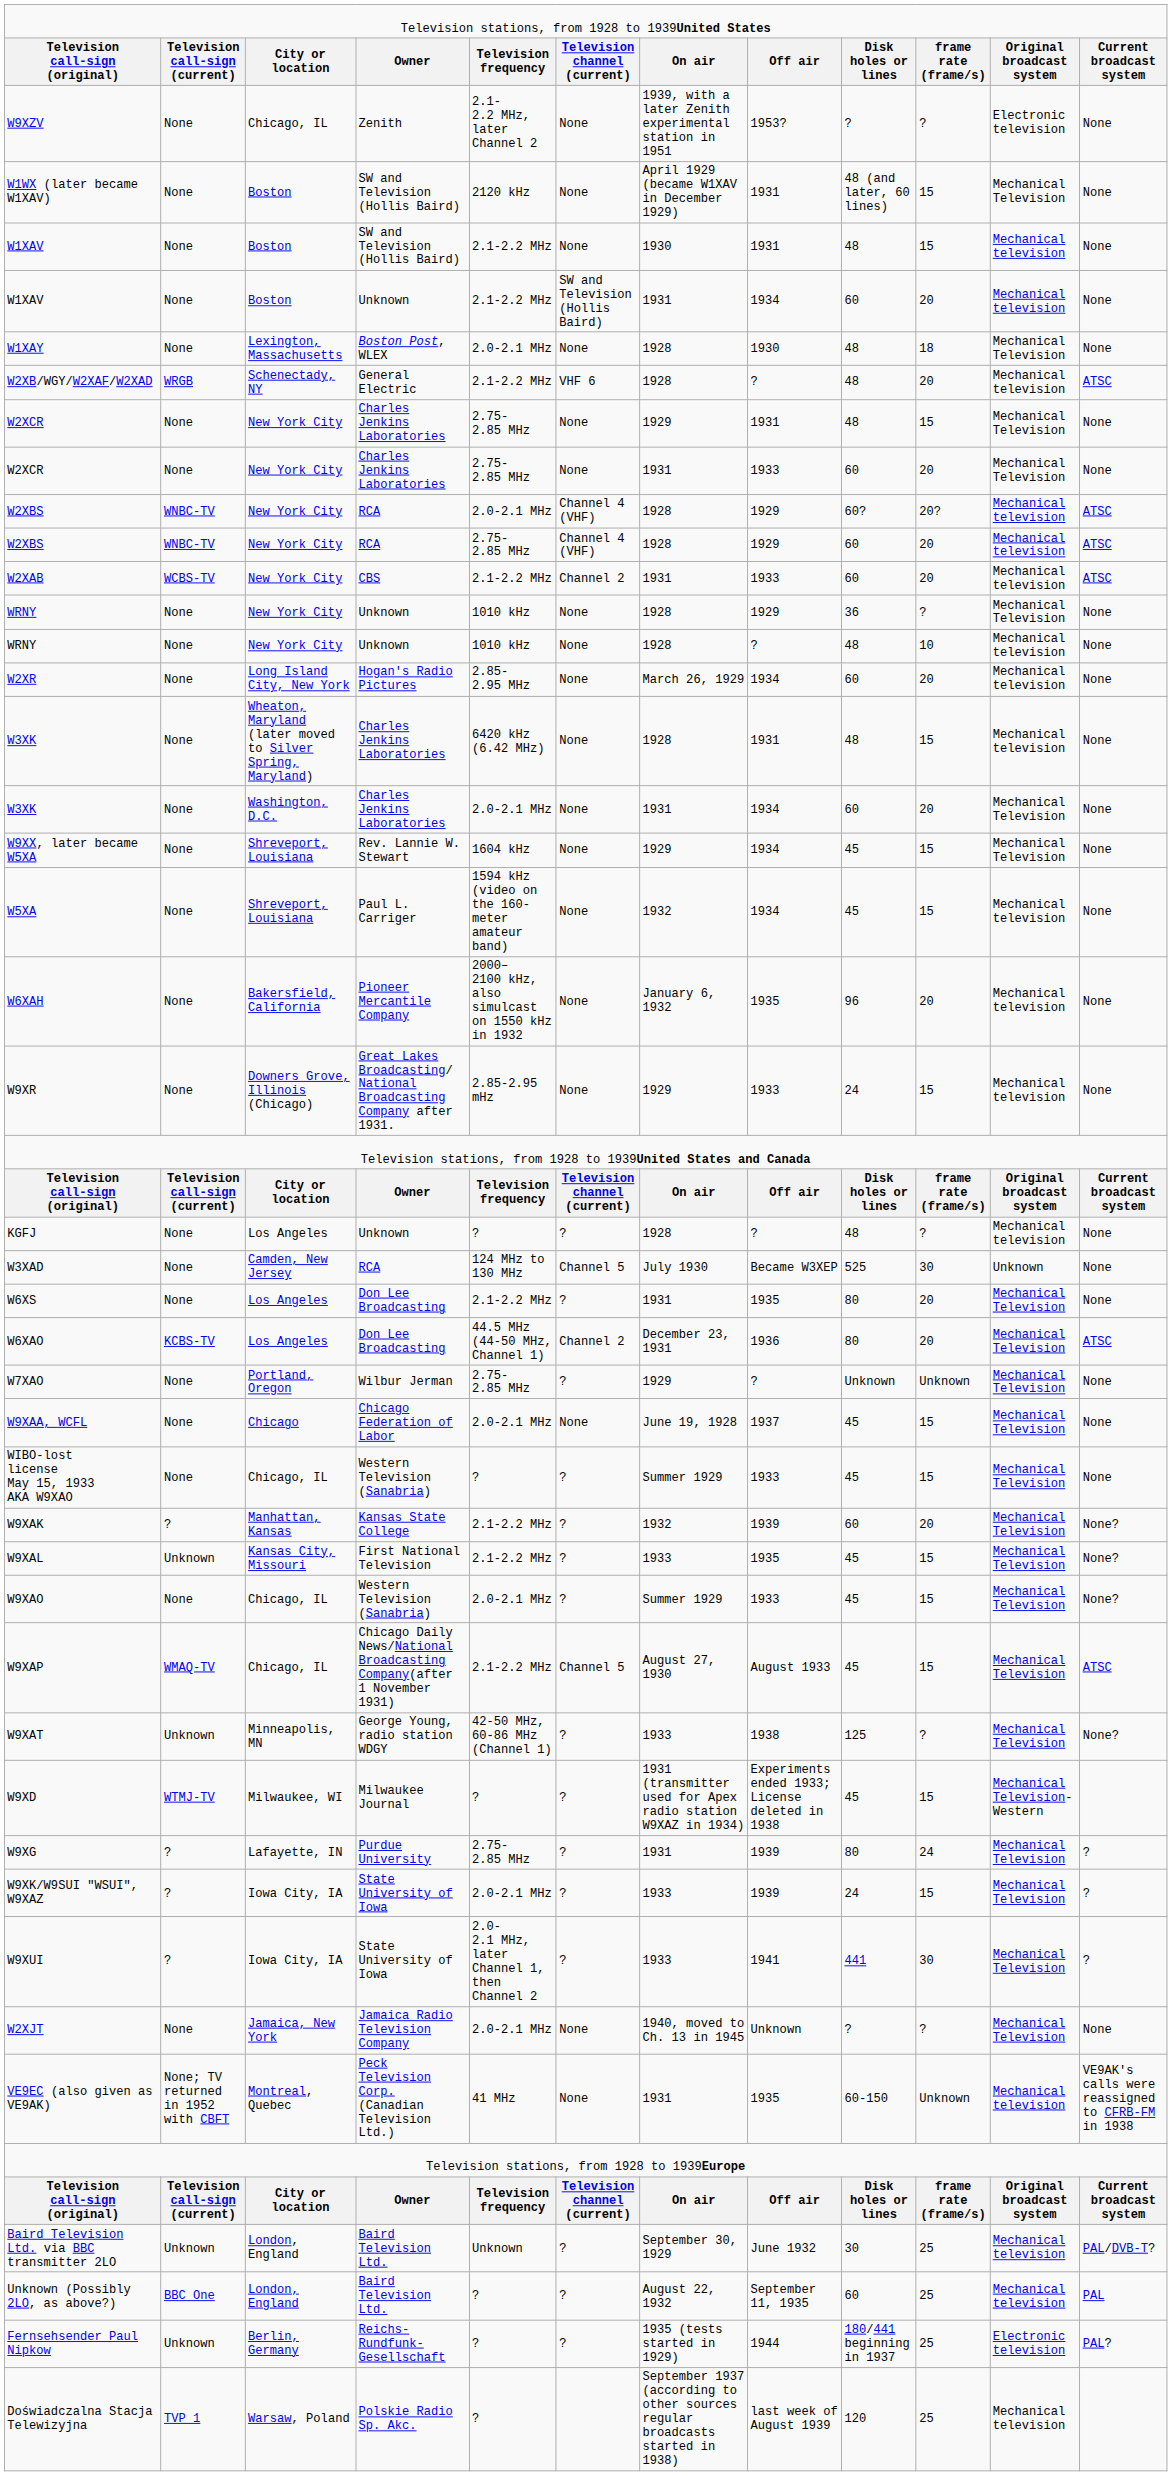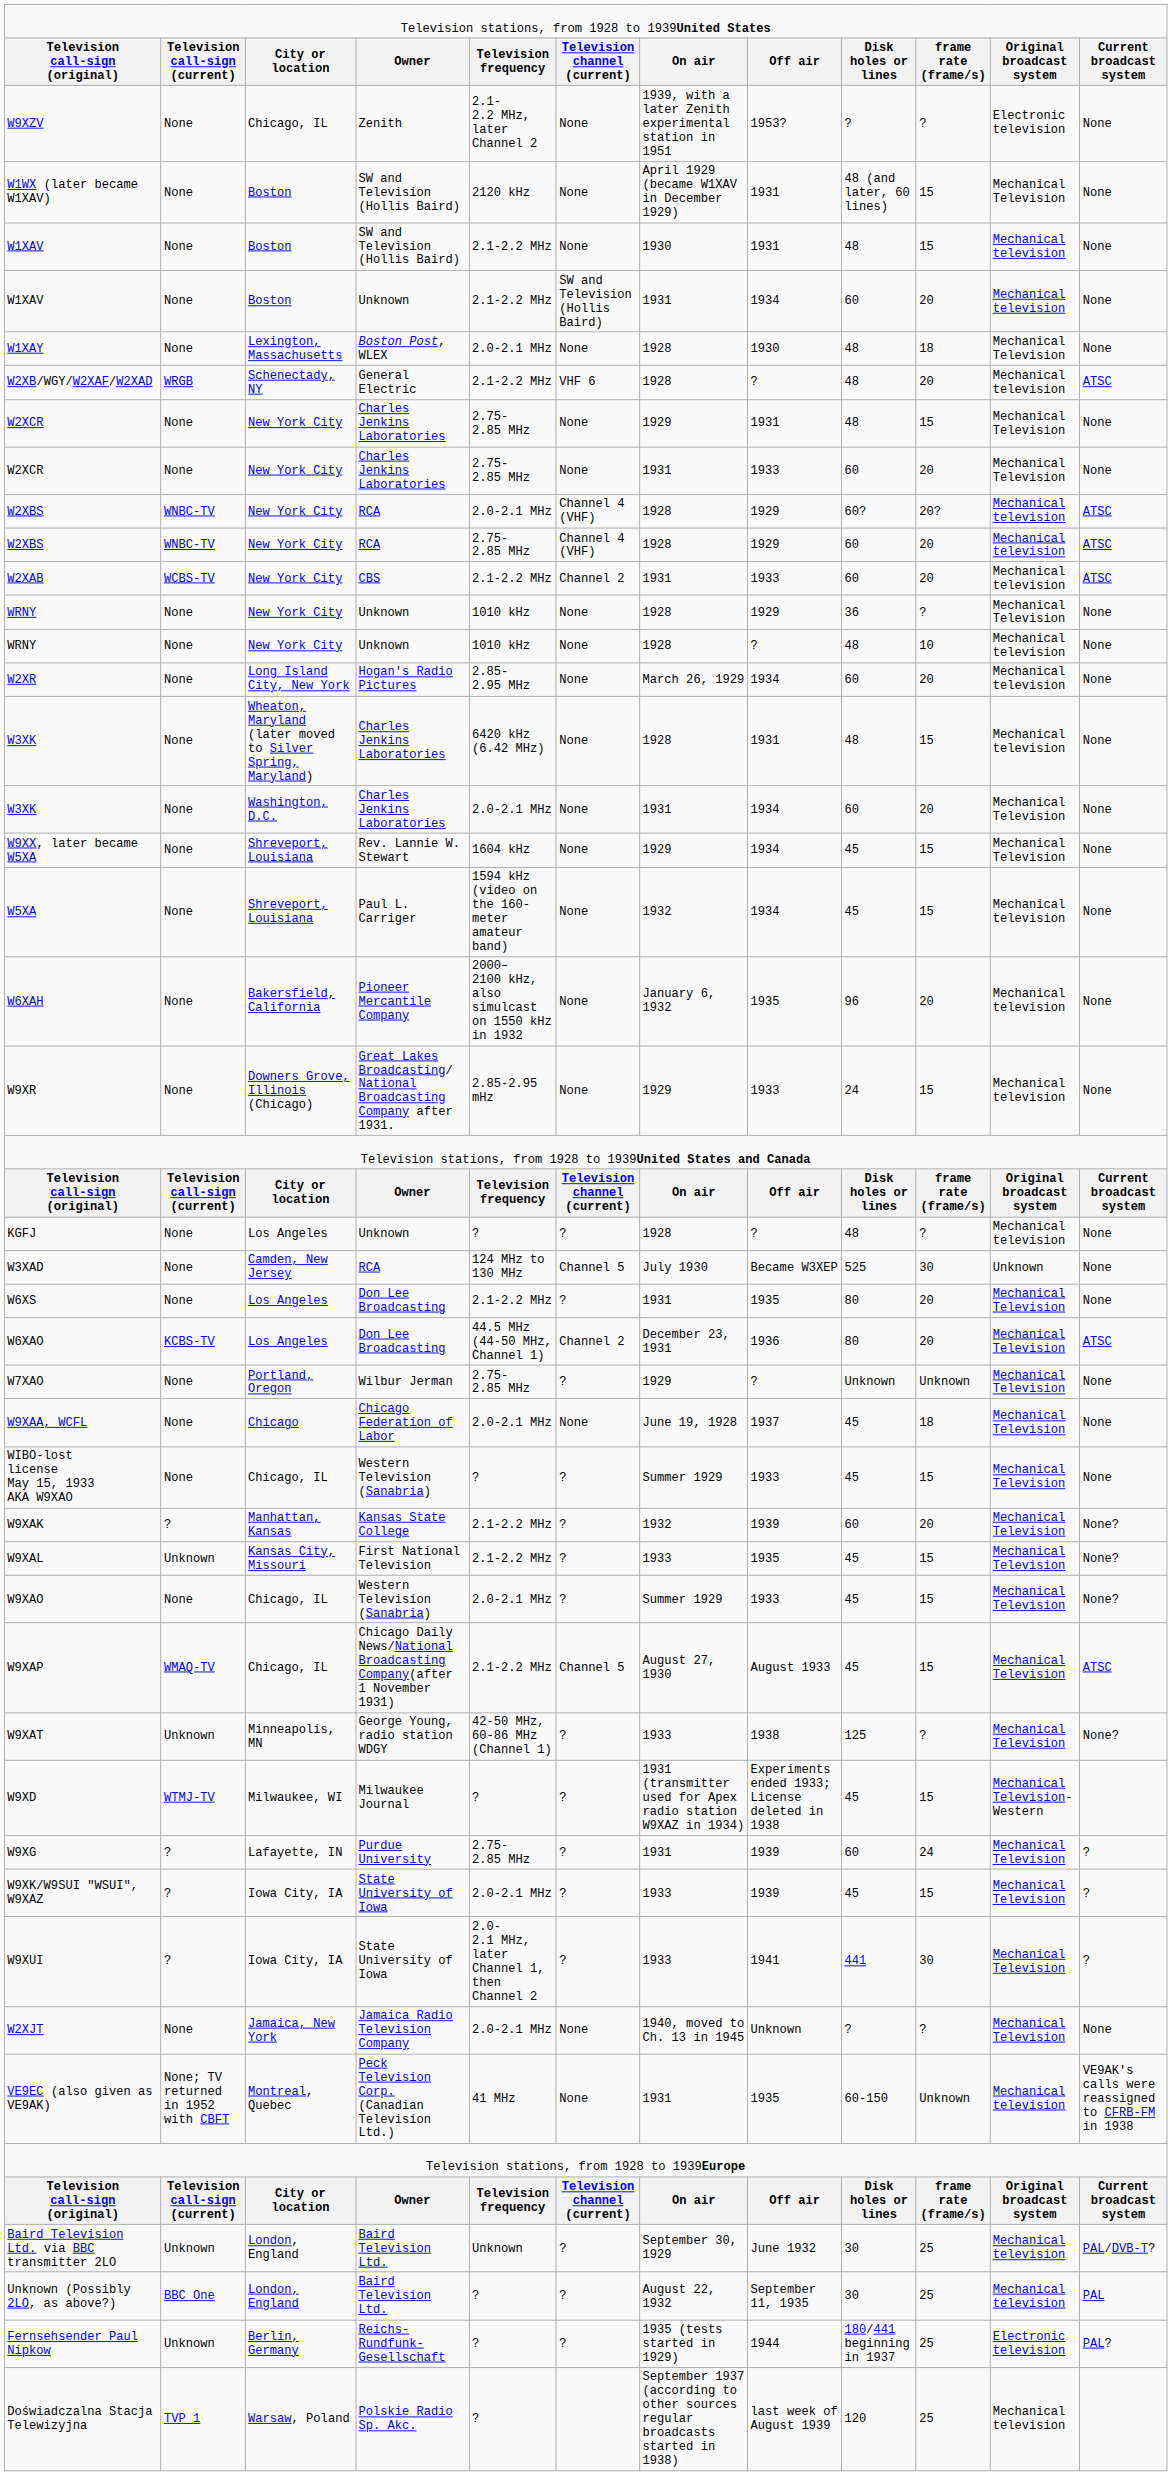(926, 1423) 15 -> (926, 1423) 18
(852, 1852) 80 -> (852, 1852) 60
(852, 1893) 24 -> (852, 1893) 45
(852, 2296) 60 -> (852, 2296) 30
